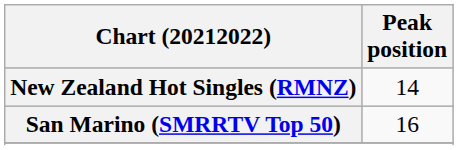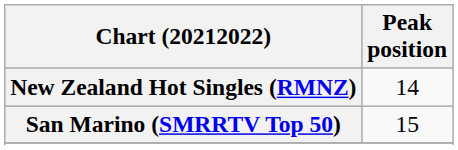(407, 124) 16 -> (407, 124) 15
